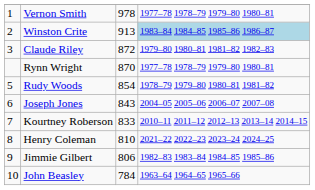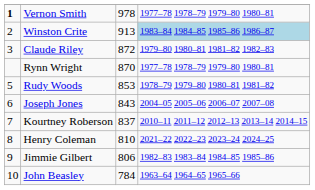(10, 13) normal -> (10, 13) bold
(127, 85) 854 -> (127, 85) 853
(127, 121) 833 -> (127, 121) 837
